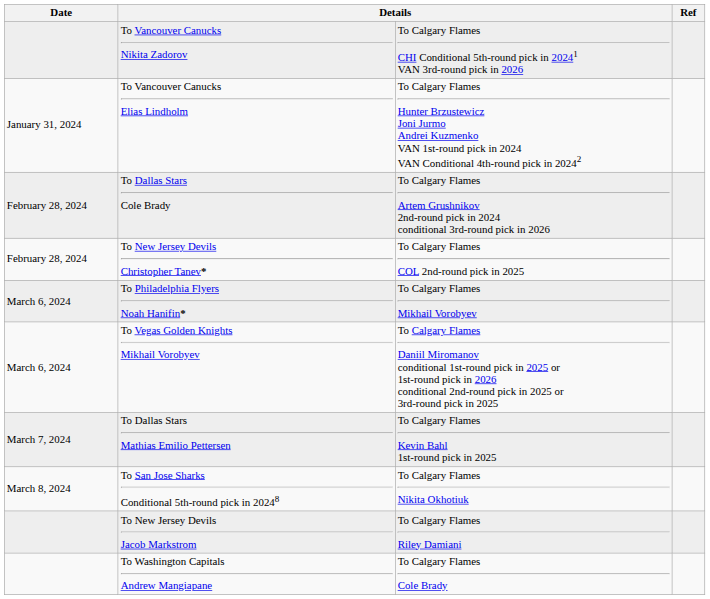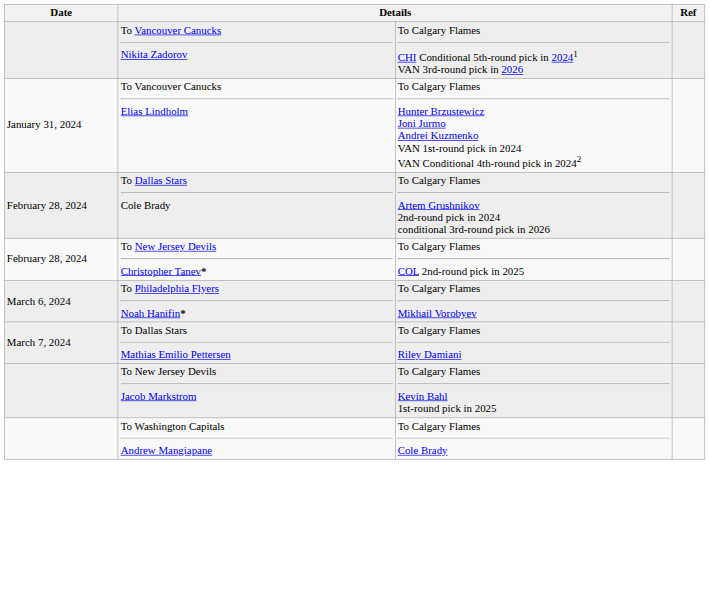- row: (257, 342)
(534, 439) To Calgary Flames Kevin Bahl 1st-round pick in 2025 -> (534, 342) To Calgary Flames Riley Damiani
- row: (257, 489)
(534, 532) To Calgary Flames Riley Damiani -> (534, 390) To Calgary Flames Kevin Bahl 1st-round pick in 2025
